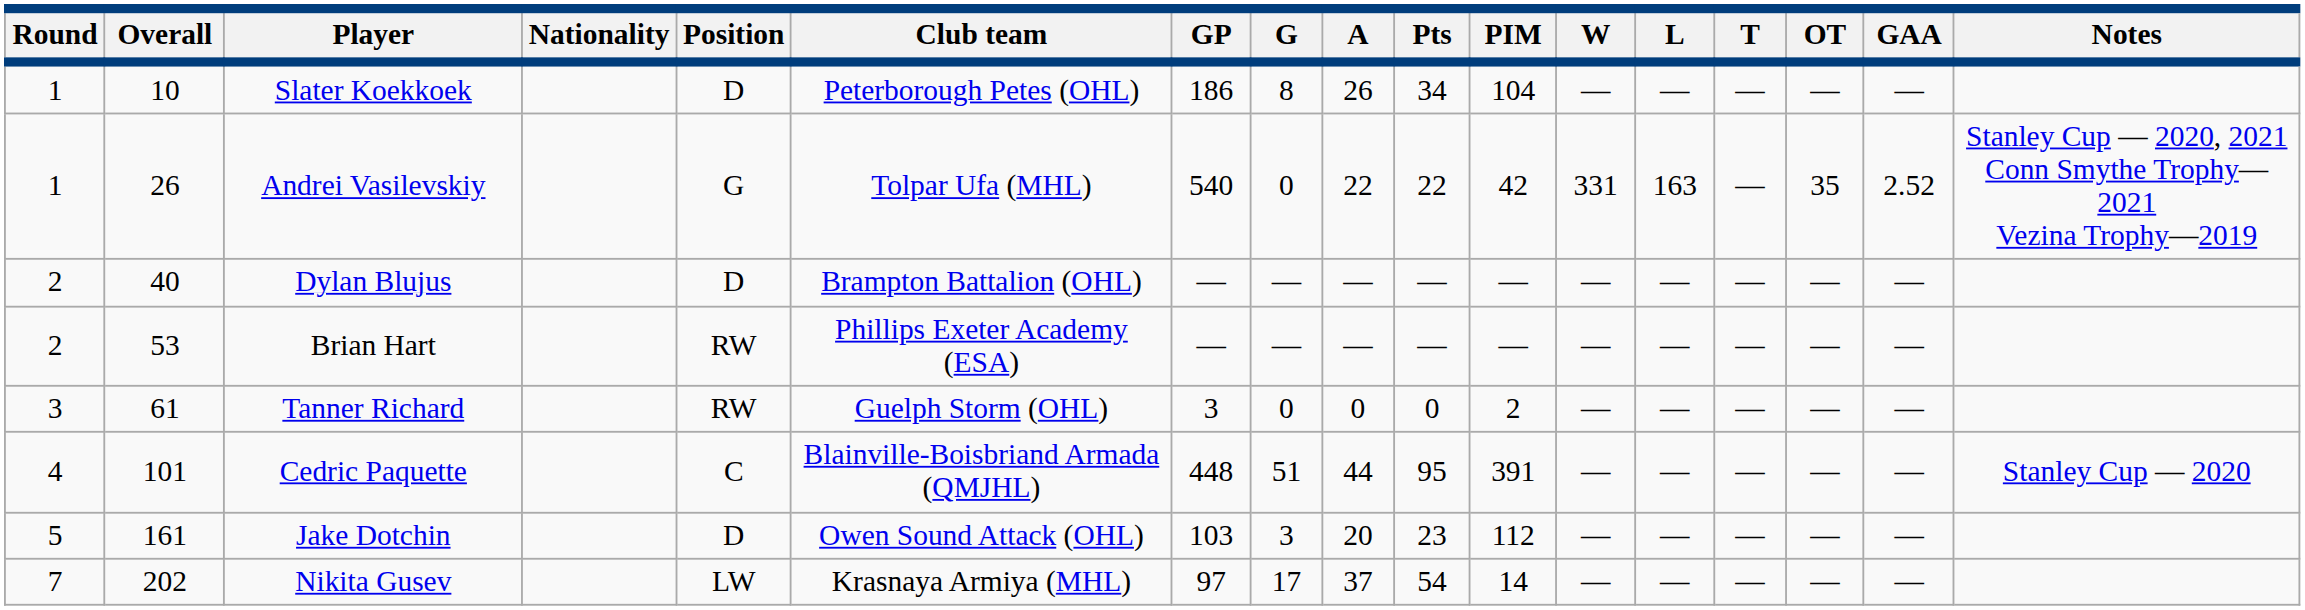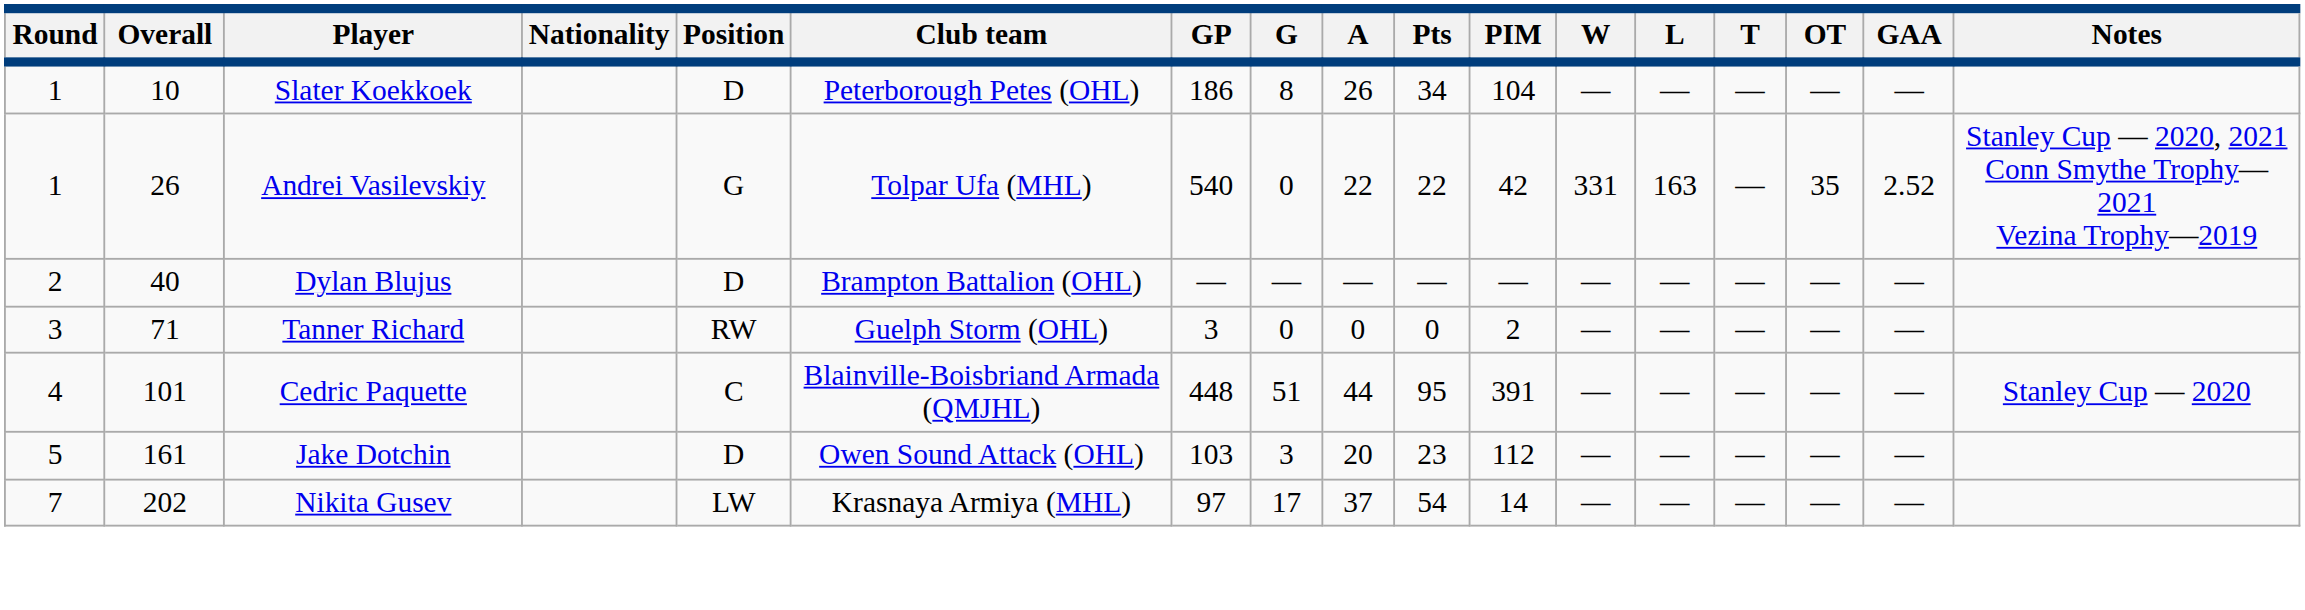- row: (373, 345)
(165, 408) 61 -> (165, 328) 71
